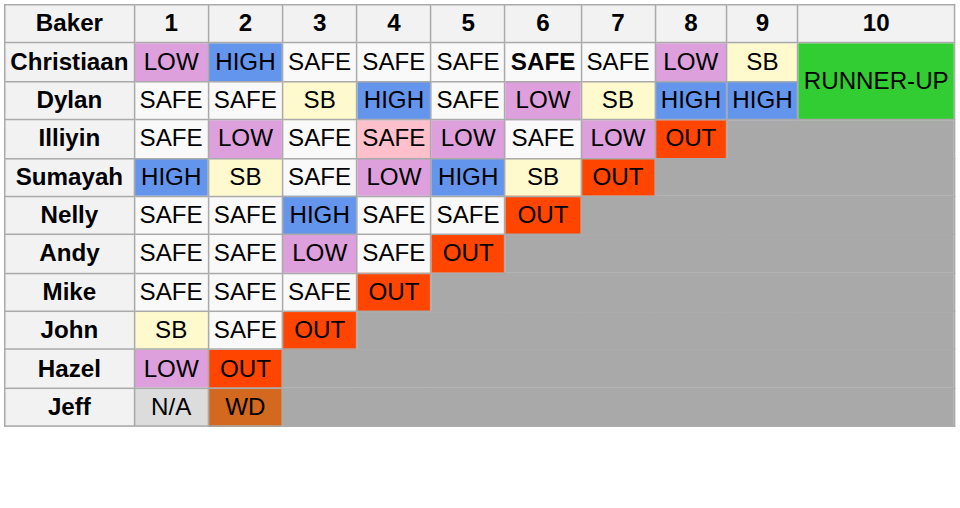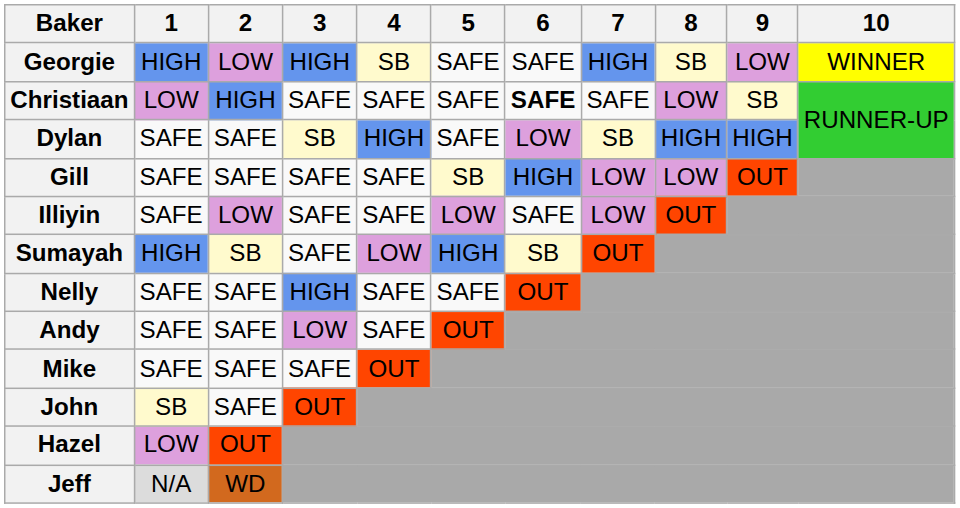+ row: (69, 61)
+ row: (69, 176)
(394, 138) pink background -> (394, 215) no background
